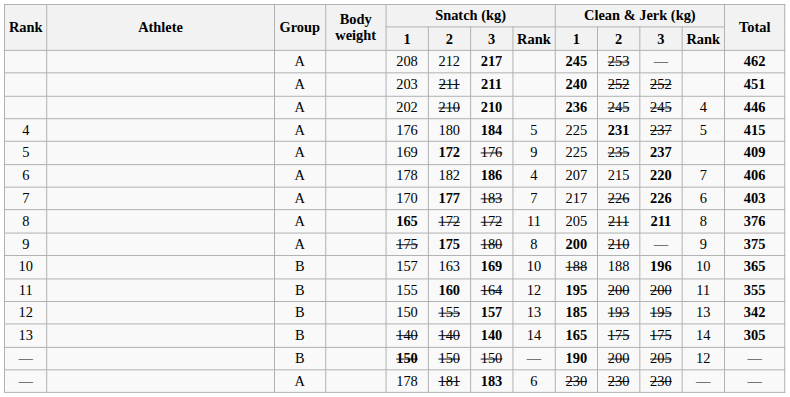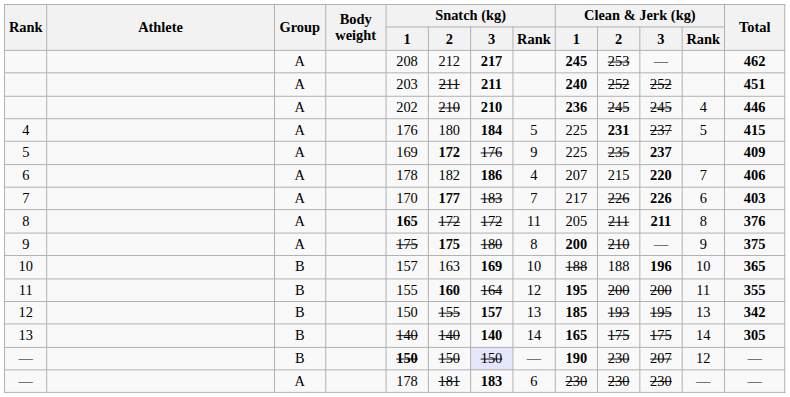(492, 358) no background -> (492, 358) lavender background
(619, 358) 200 -> (619, 358) 230
(661, 358) 205 -> (661, 358) 207
